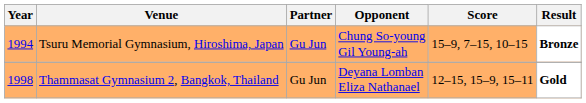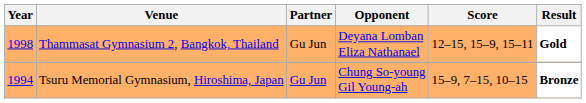rows swapped: (161, 44) <-> (159, 80)
